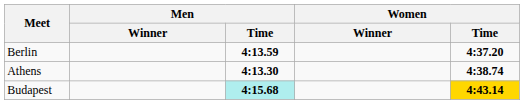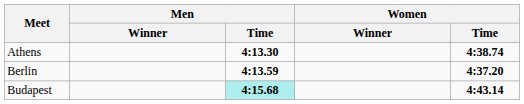rows swapped: (22, 52) <-> (24, 71)
(485, 90) gold background -> (485, 90) no background
